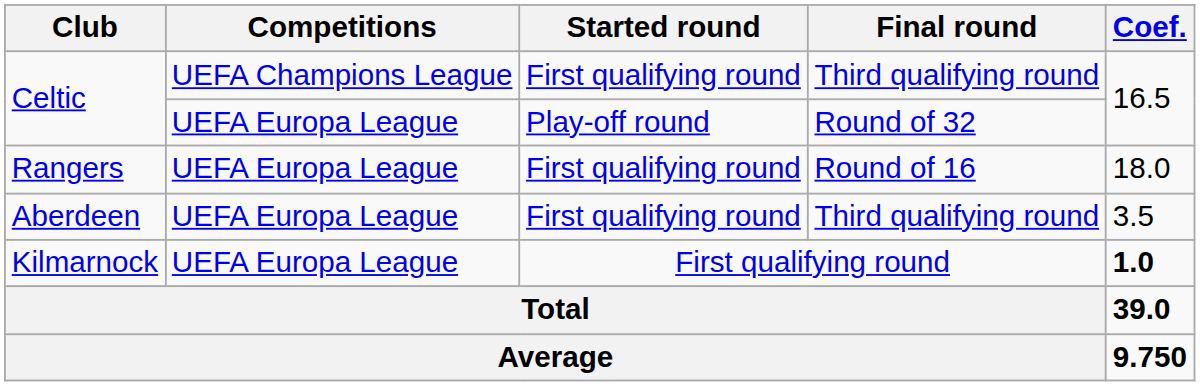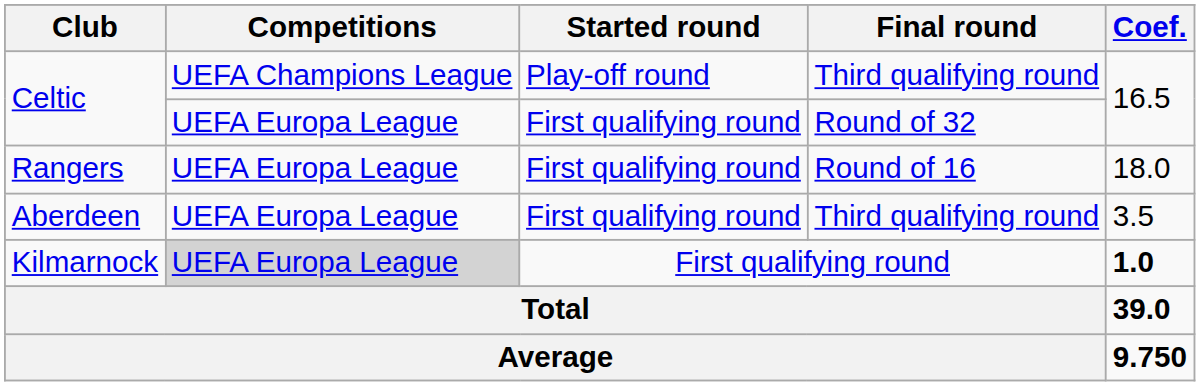(663, 74) First qualifying round -> (618, 74) Play-off round
(618, 121) Play-off round -> (663, 121) First qualifying round
(315, 262) no background -> (315, 262) lightgrey background
